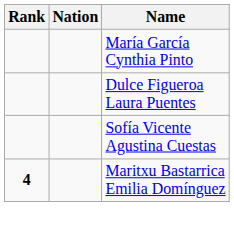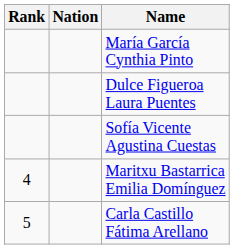(27, 179) bold -> (27, 179) normal
+ row: (157, 222)
